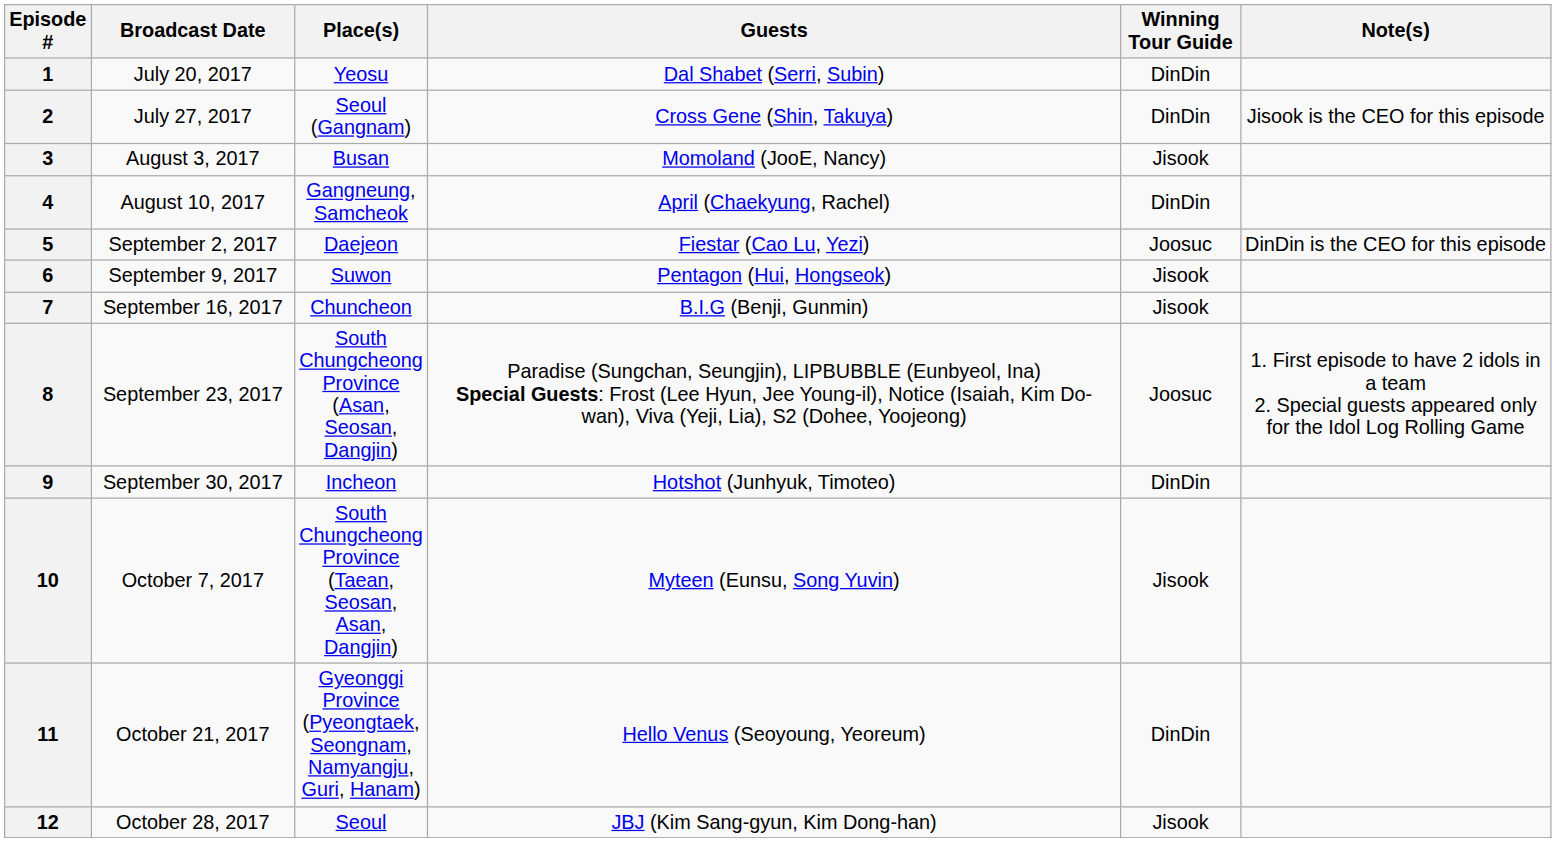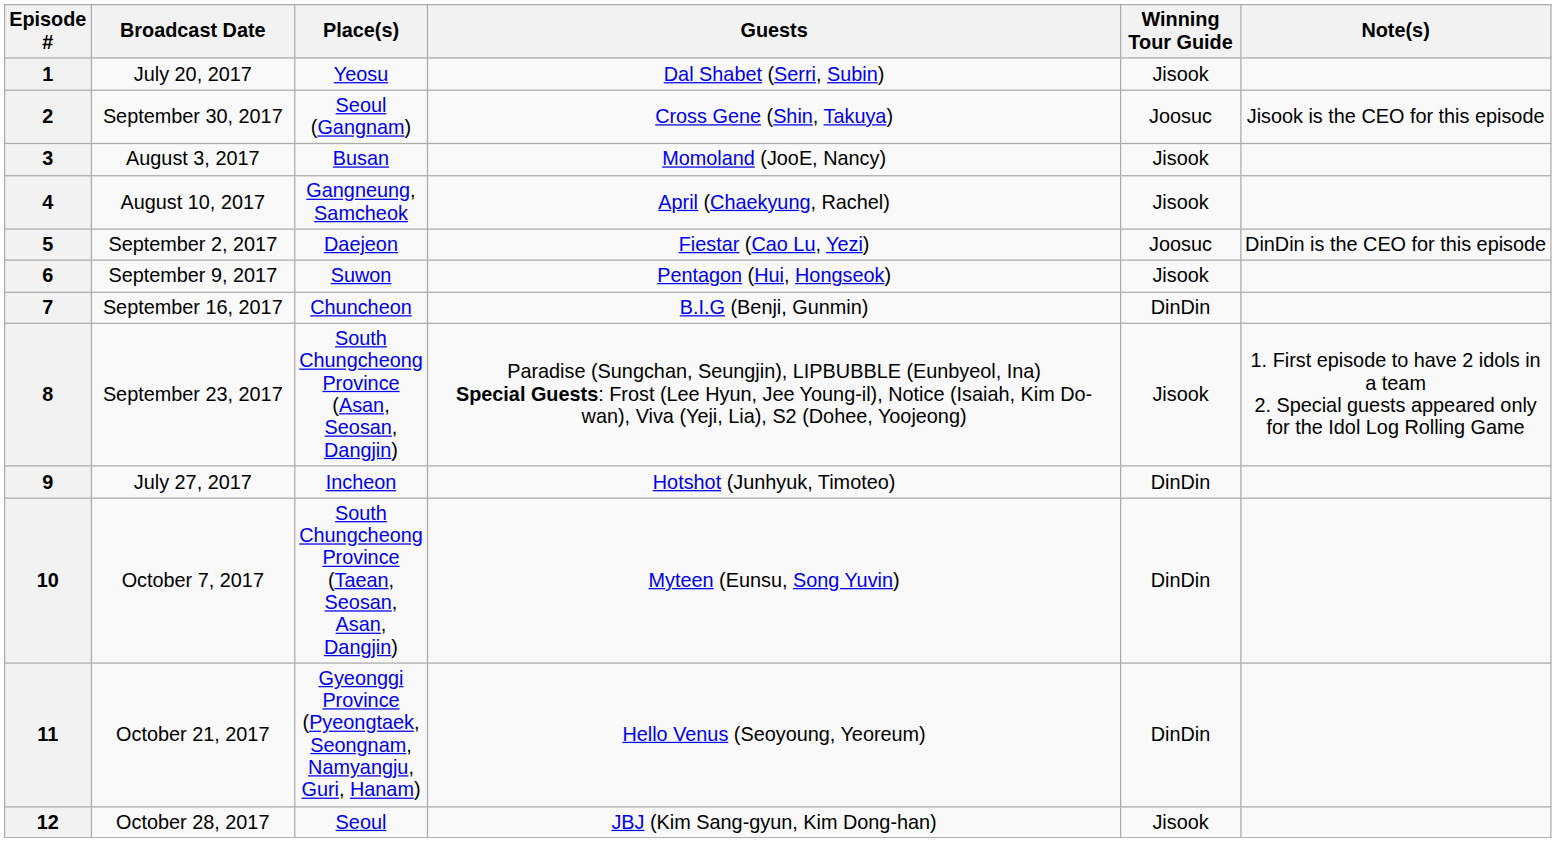(1181, 74) DinDin -> (1181, 74) Jisook
(193, 116) July 27, 2017 -> (193, 116) September 30, 2017
(1181, 116) DinDin -> (1181, 116) Joosuc
(1181, 201) DinDin -> (1181, 201) Jisook
(1181, 307) Jisook -> (1181, 307) DinDin
(1181, 394) Joosuc -> (1181, 394) Jisook
(193, 481) September 30, 2017 -> (193, 481) July 27, 2017
(1181, 580) Jisook -> (1181, 580) DinDin
